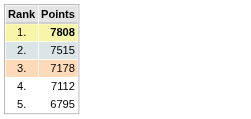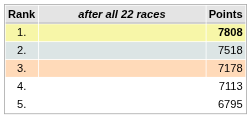+ column: (122, 14)
(63, 51) 7515 -> (230, 51) 7518
(63, 86) 7112 -> (231, 86) 7113
